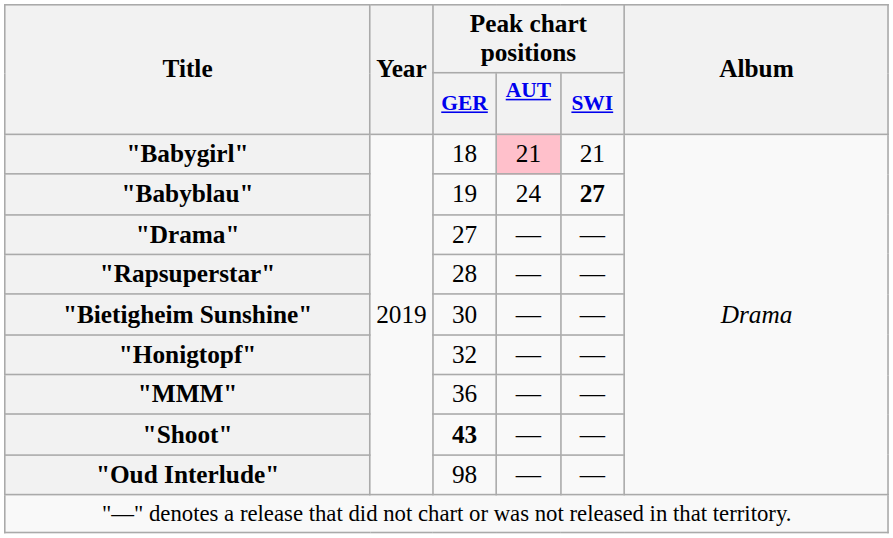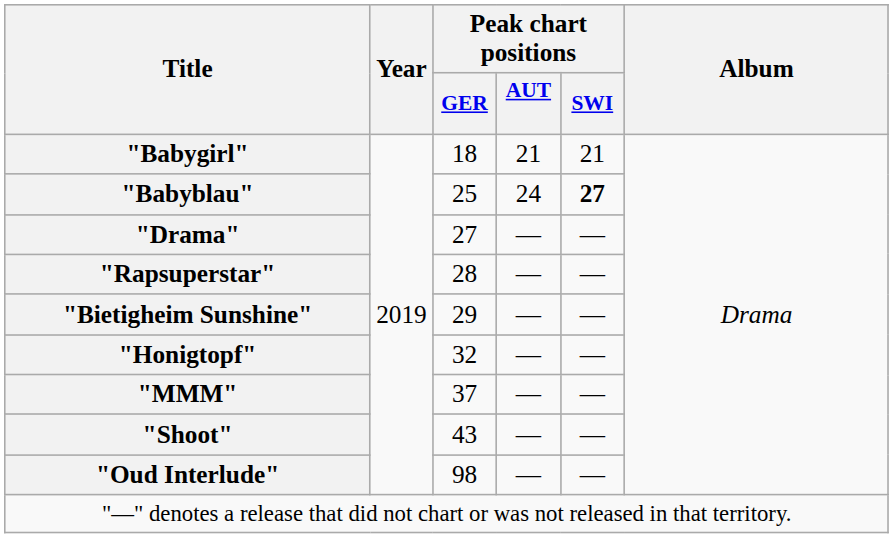(528, 153) pink background -> (528, 153) no background
(465, 193) 19 -> (465, 193) 25
(465, 314) 30 -> (465, 314) 29
(465, 394) 36 -> (465, 394) 37
(465, 434) bold -> (465, 434) normal
